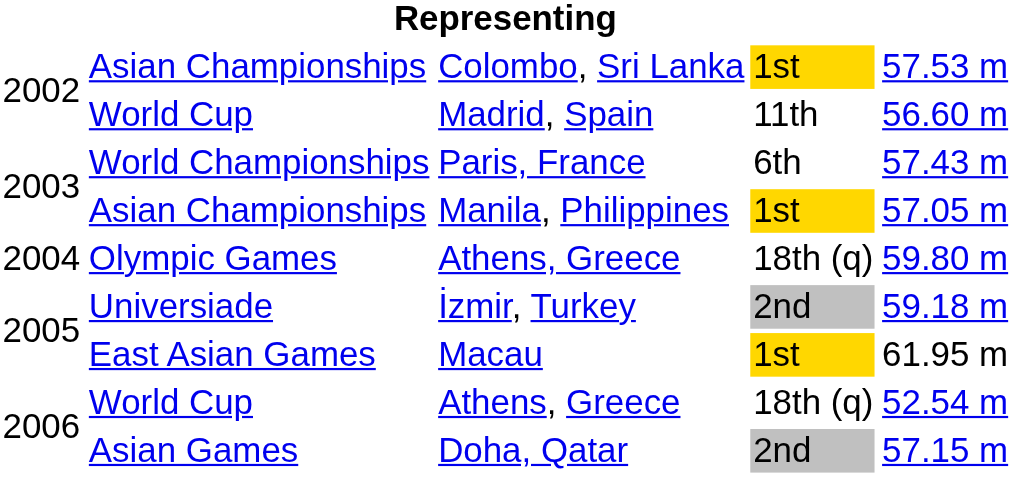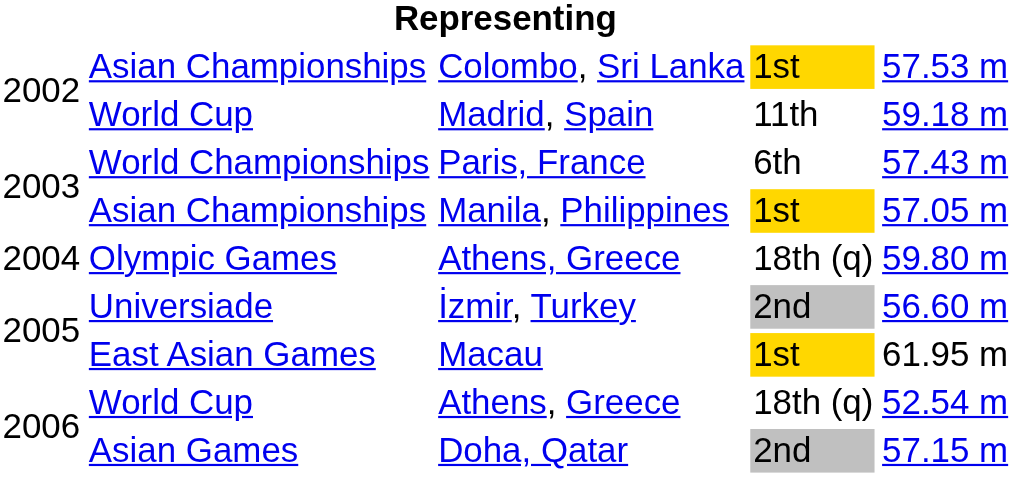(945, 114) 56.60 m -> (945, 114) 59.18 m
(945, 306) 59.18 m -> (945, 306) 56.60 m
